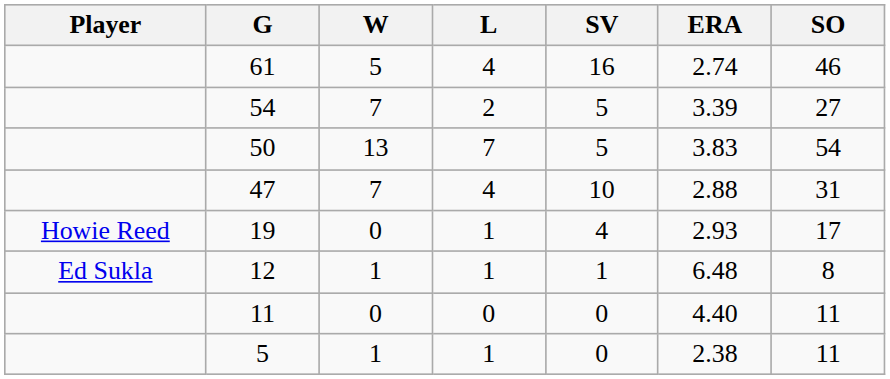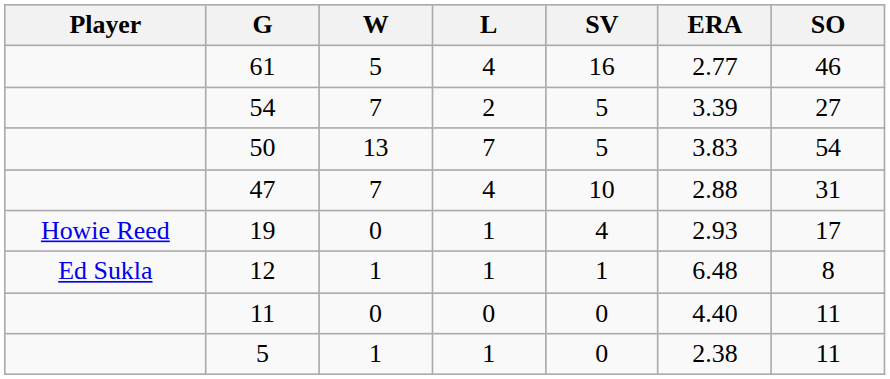(715, 66) 2.74 -> (715, 66) 2.77
